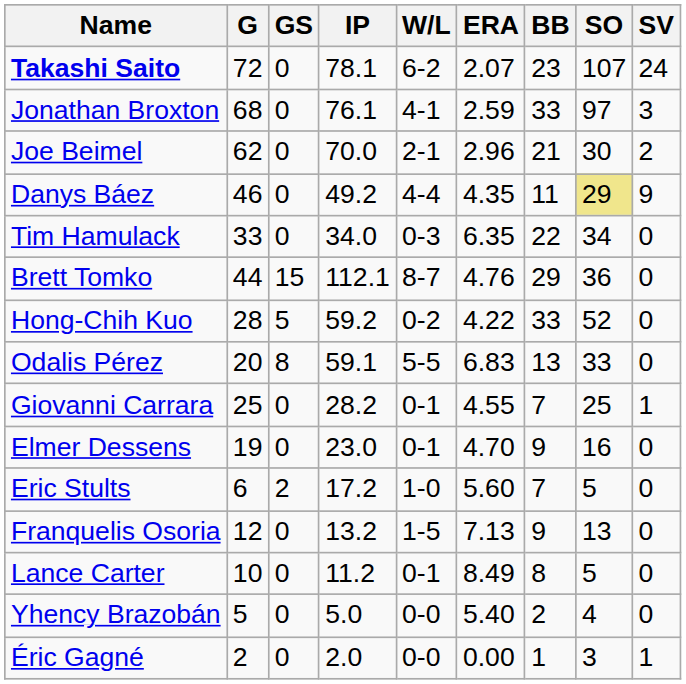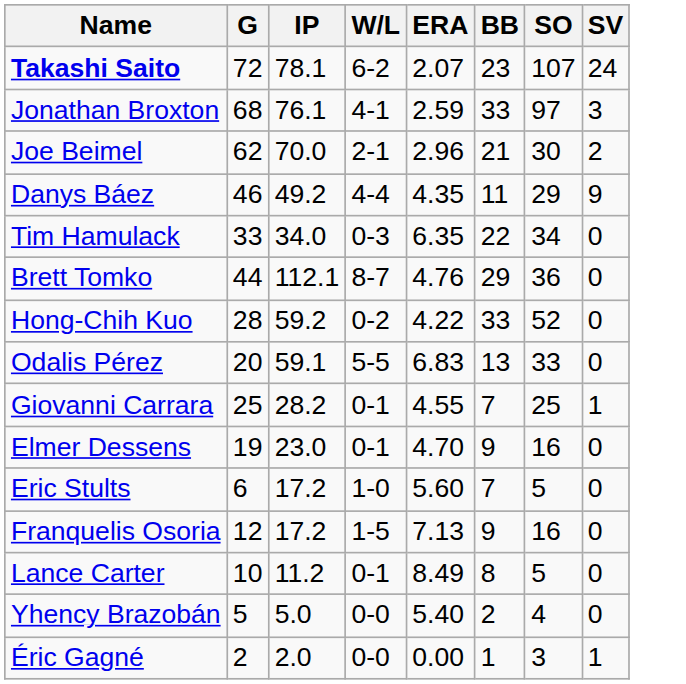- column: (294, 25)
(597, 194) khaki background -> (546, 194) no background
(351, 531) 13.2 -> (301, 531) 17.2
(597, 531) 13 -> (546, 531) 16
